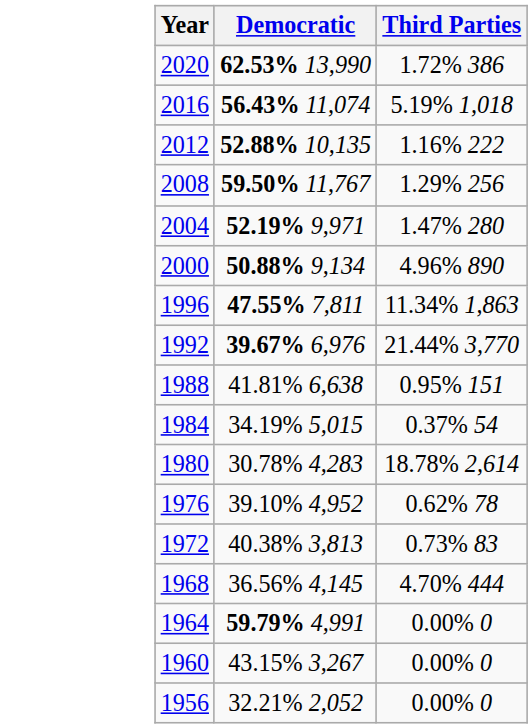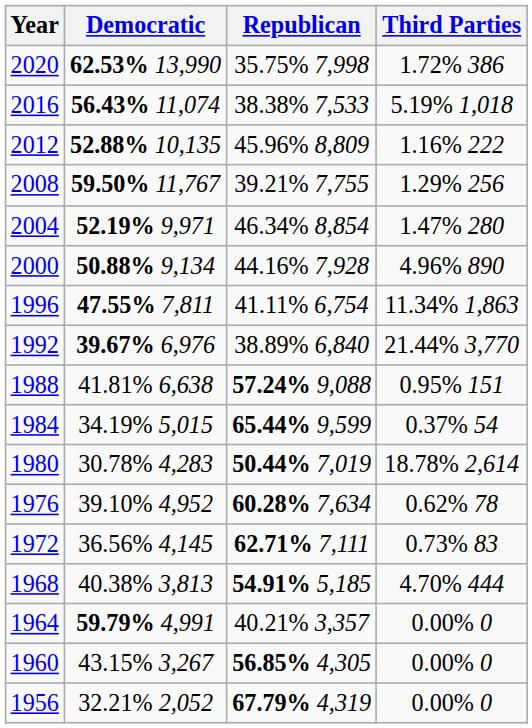+ column: (302, 25)
(296, 543) 40.38% 3,813 -> (146, 543) 36.56% 4,145
(296, 583) 36.56% 4,145 -> (146, 583) 40.38% 3,813
